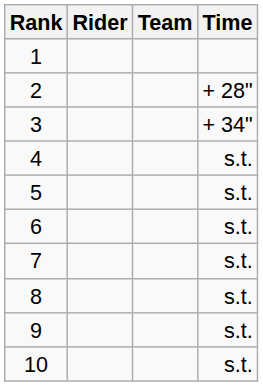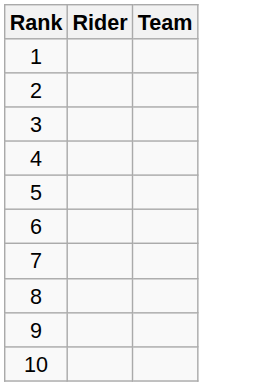- column: (228, 22)
